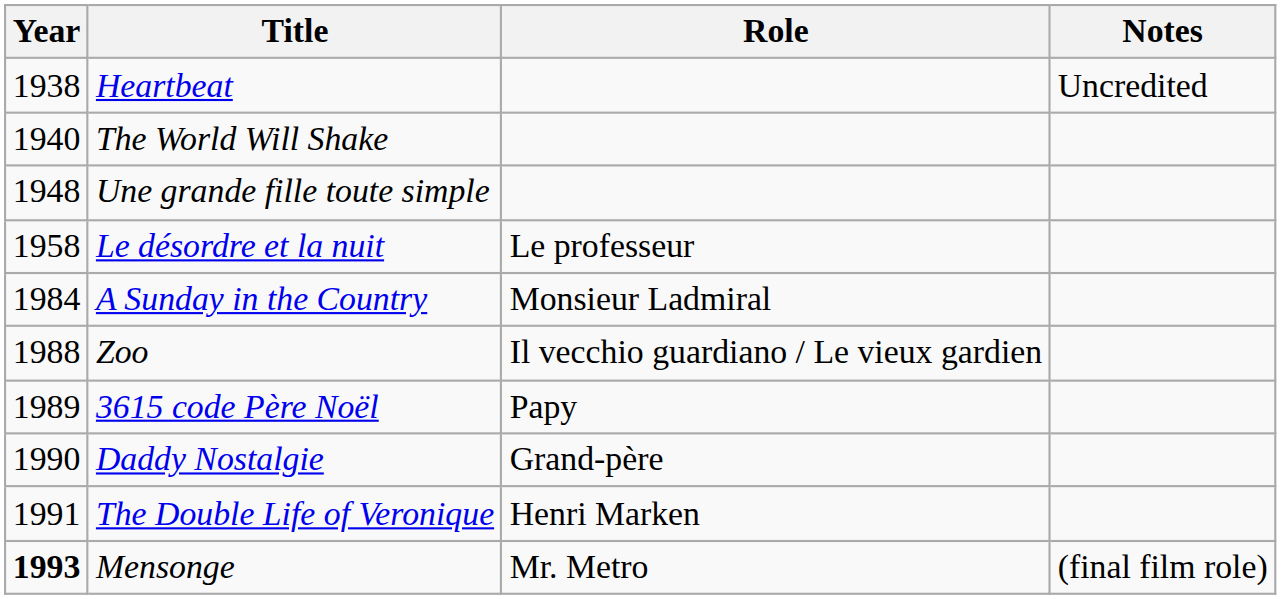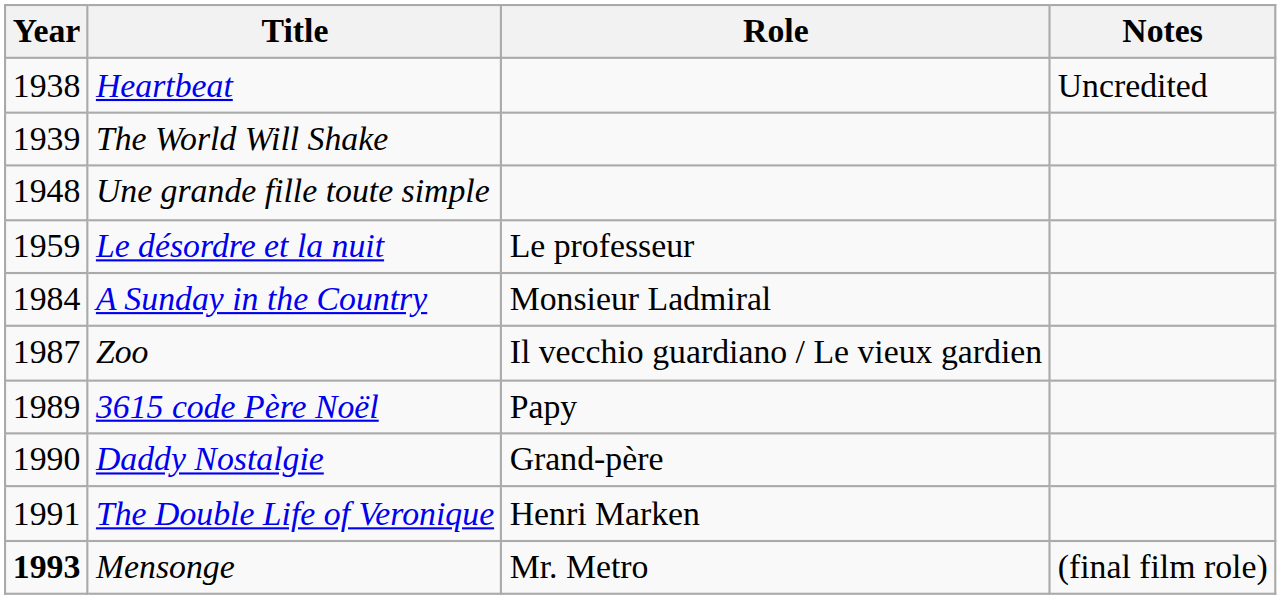(47, 138) 1940 -> (47, 138) 1939
(47, 245) 1958 -> (47, 245) 1959
(47, 352) 1988 -> (47, 352) 1987
